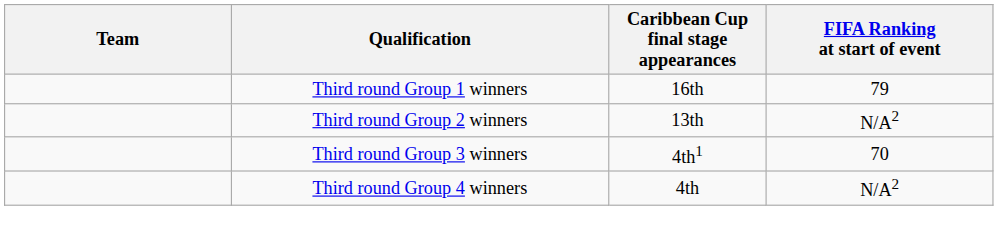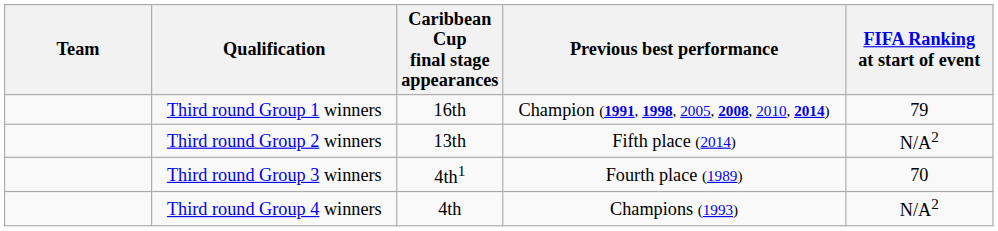+ column: (674, 49)
